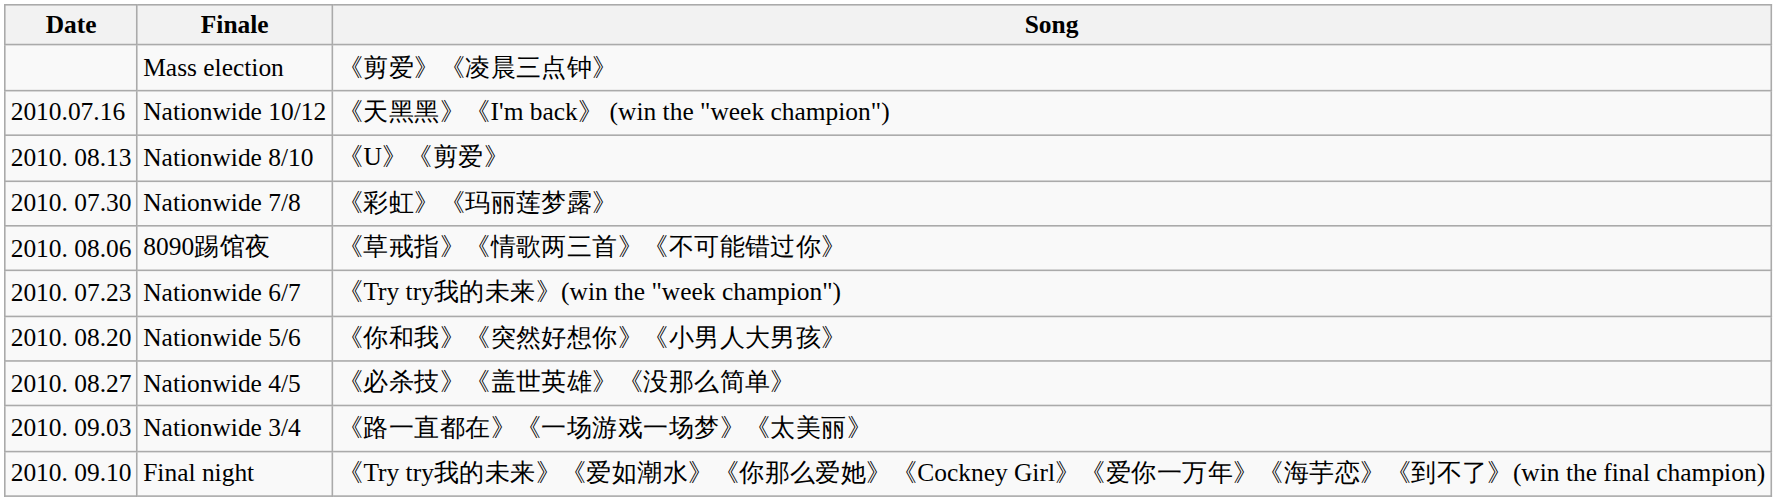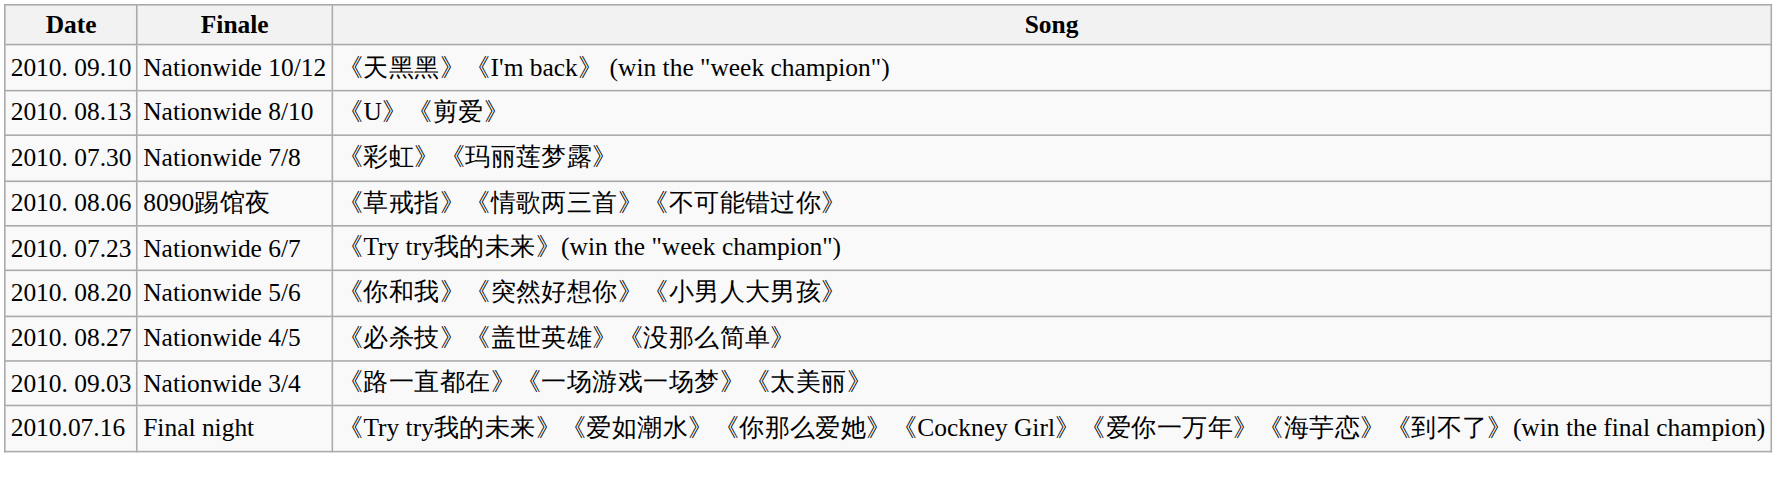- row: (214, 67)
(68, 112) 2010.07.16 -> (71, 67) 2010. 09.10
(71, 473) 2010. 09.10 -> (68, 428) 2010.07.16
